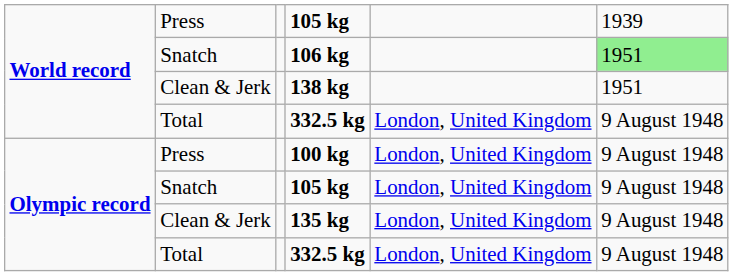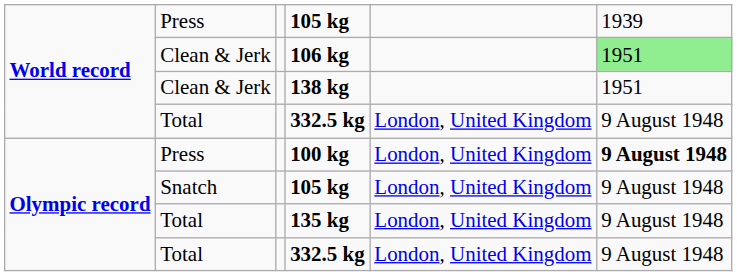(189, 54) Snatch -> (216, 54) Clean & Jerk
(662, 154) normal -> (664, 154) bold
(216, 220) Clean & Jerk -> (182, 220) Total
